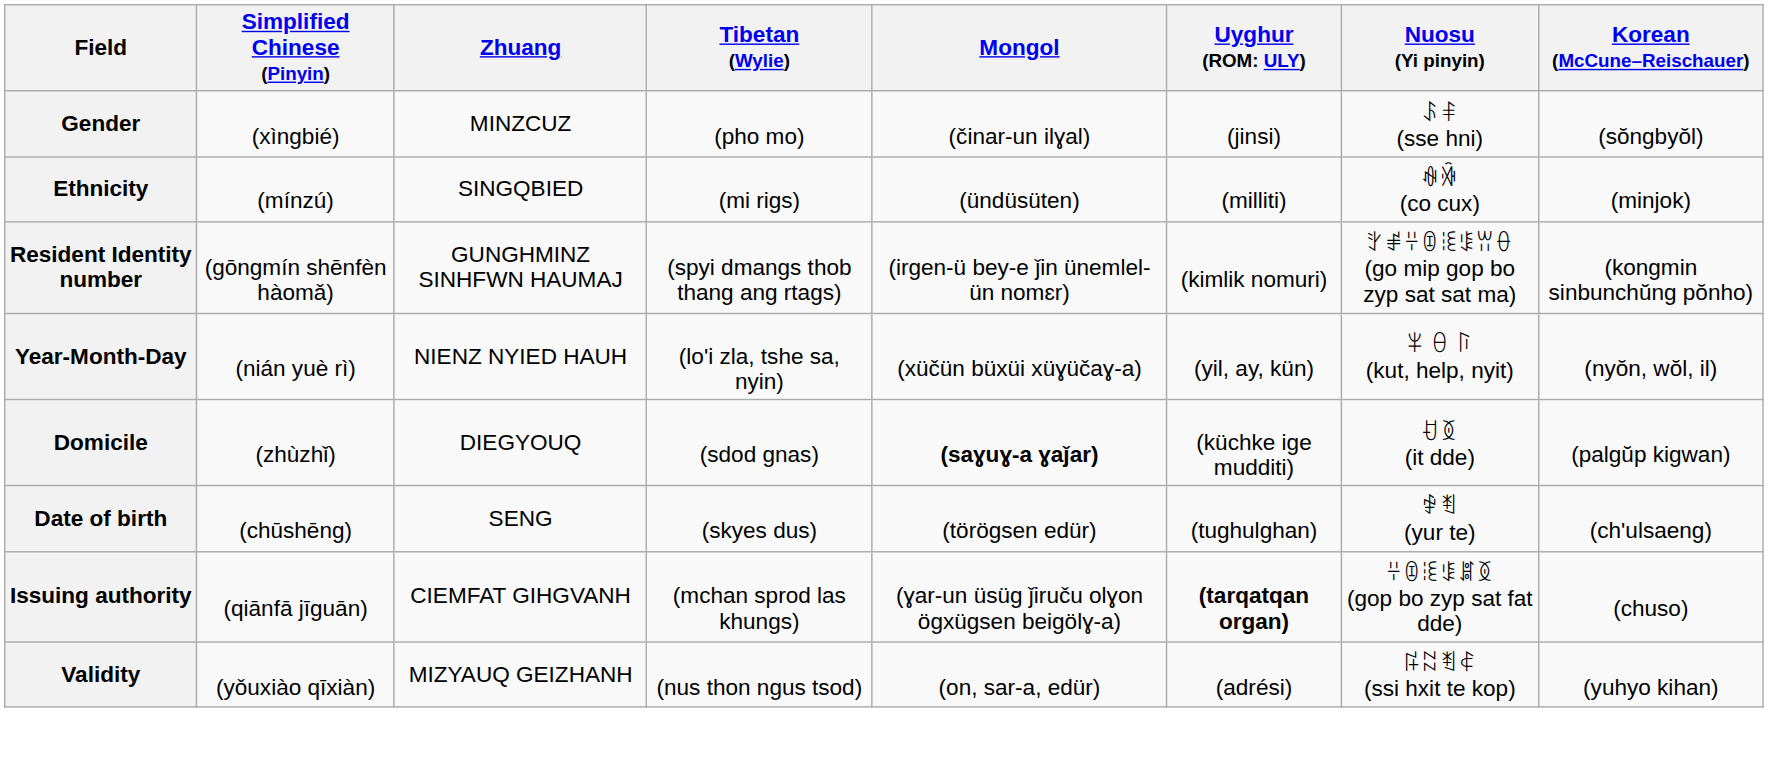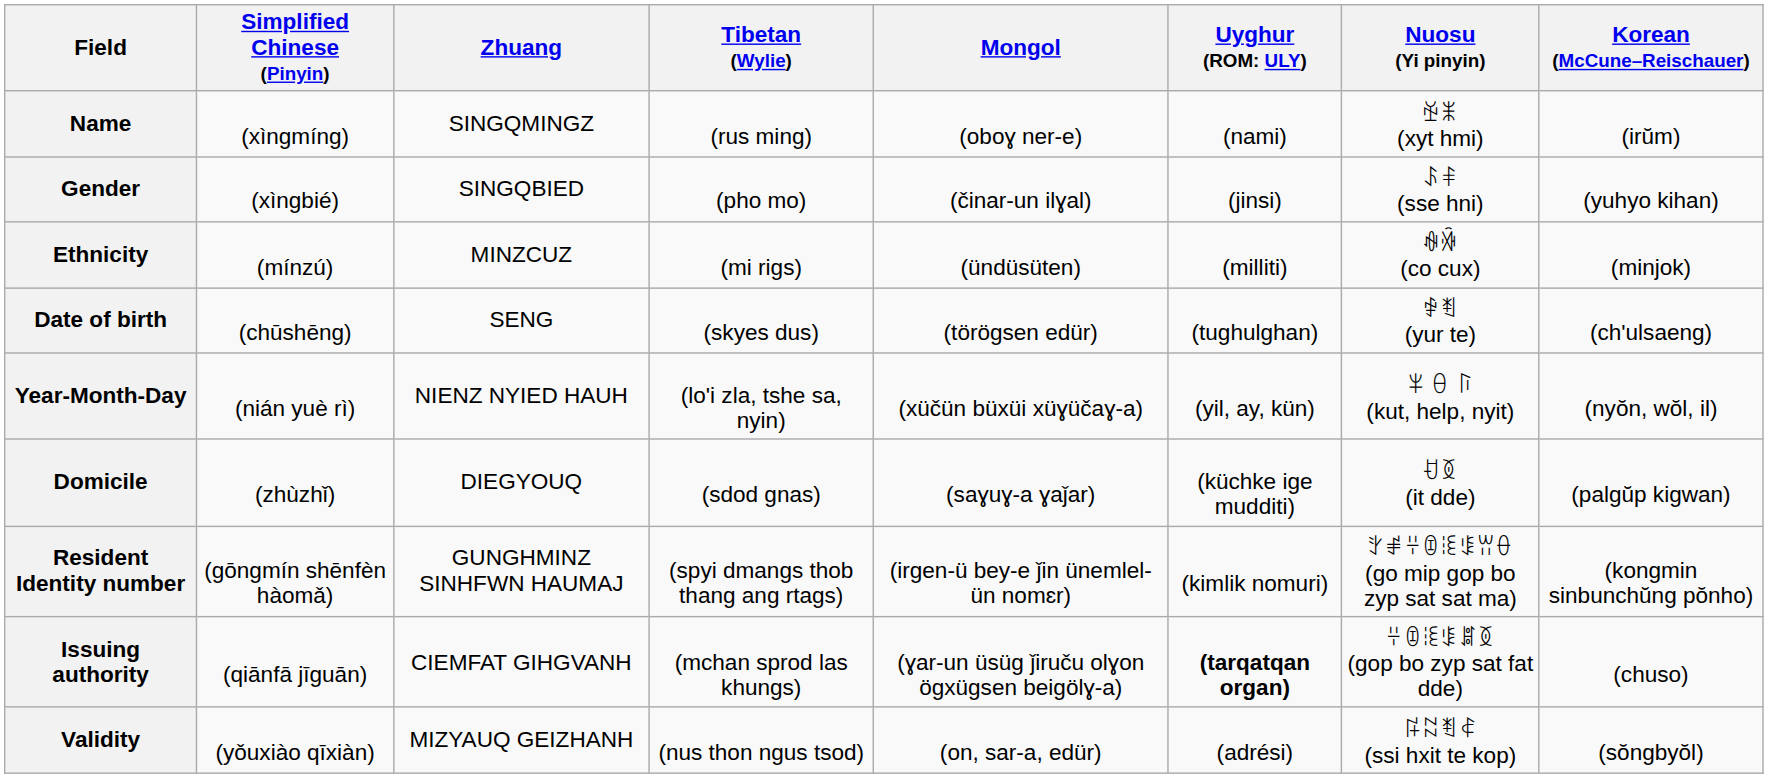+ row: (101, 123)
(521, 123) MINZCUZ -> (521, 189) SINGQBIED
(1651, 136) (sŏngbyŏl) -> (1651, 201) (yuhyo kihan)
(521, 189) SINGQBIED -> (521, 254) MINZCUZ
rows swapped: (101, 518) <-> (101, 267)
(1019, 455) bold -> (1021, 495) normal
(1651, 687) (yuhyo kihan) -> (1651, 752) (sŏngbyŏl)
